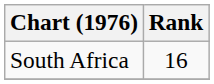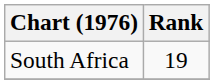(176, 60) 16 -> (176, 60) 19
